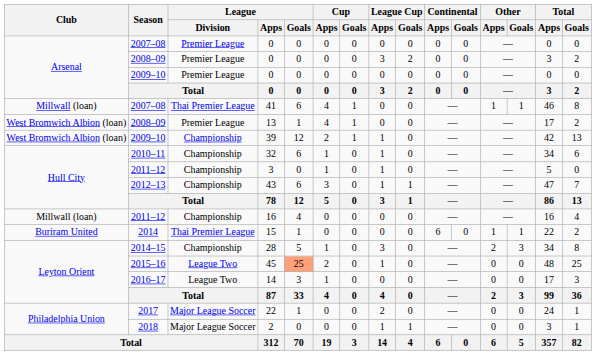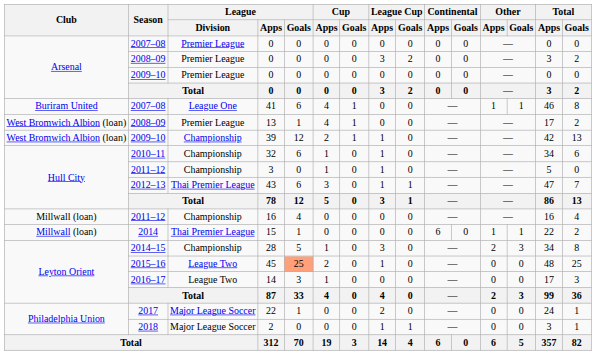(66, 106) Millwall (loan) -> (66, 106) Buriram United
(213, 106) Thai Premier League -> (213, 106) League One
(213, 185) Championship -> (213, 185) Thai Premier League
(66, 232) Buriram United -> (66, 232) Millwall (loan)
